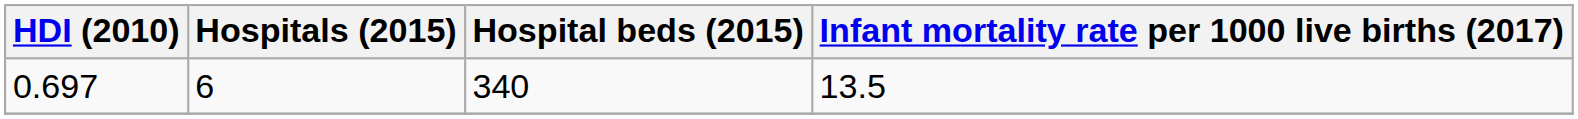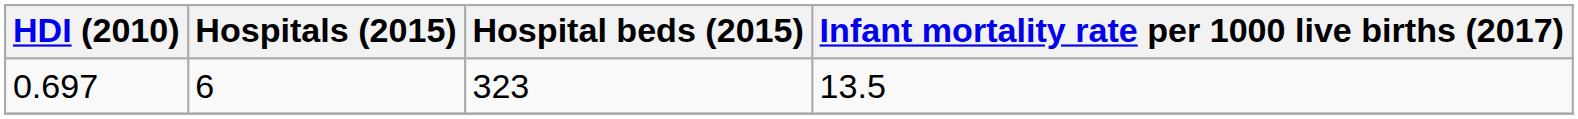(501, 85) 340 -> (501, 85) 323
